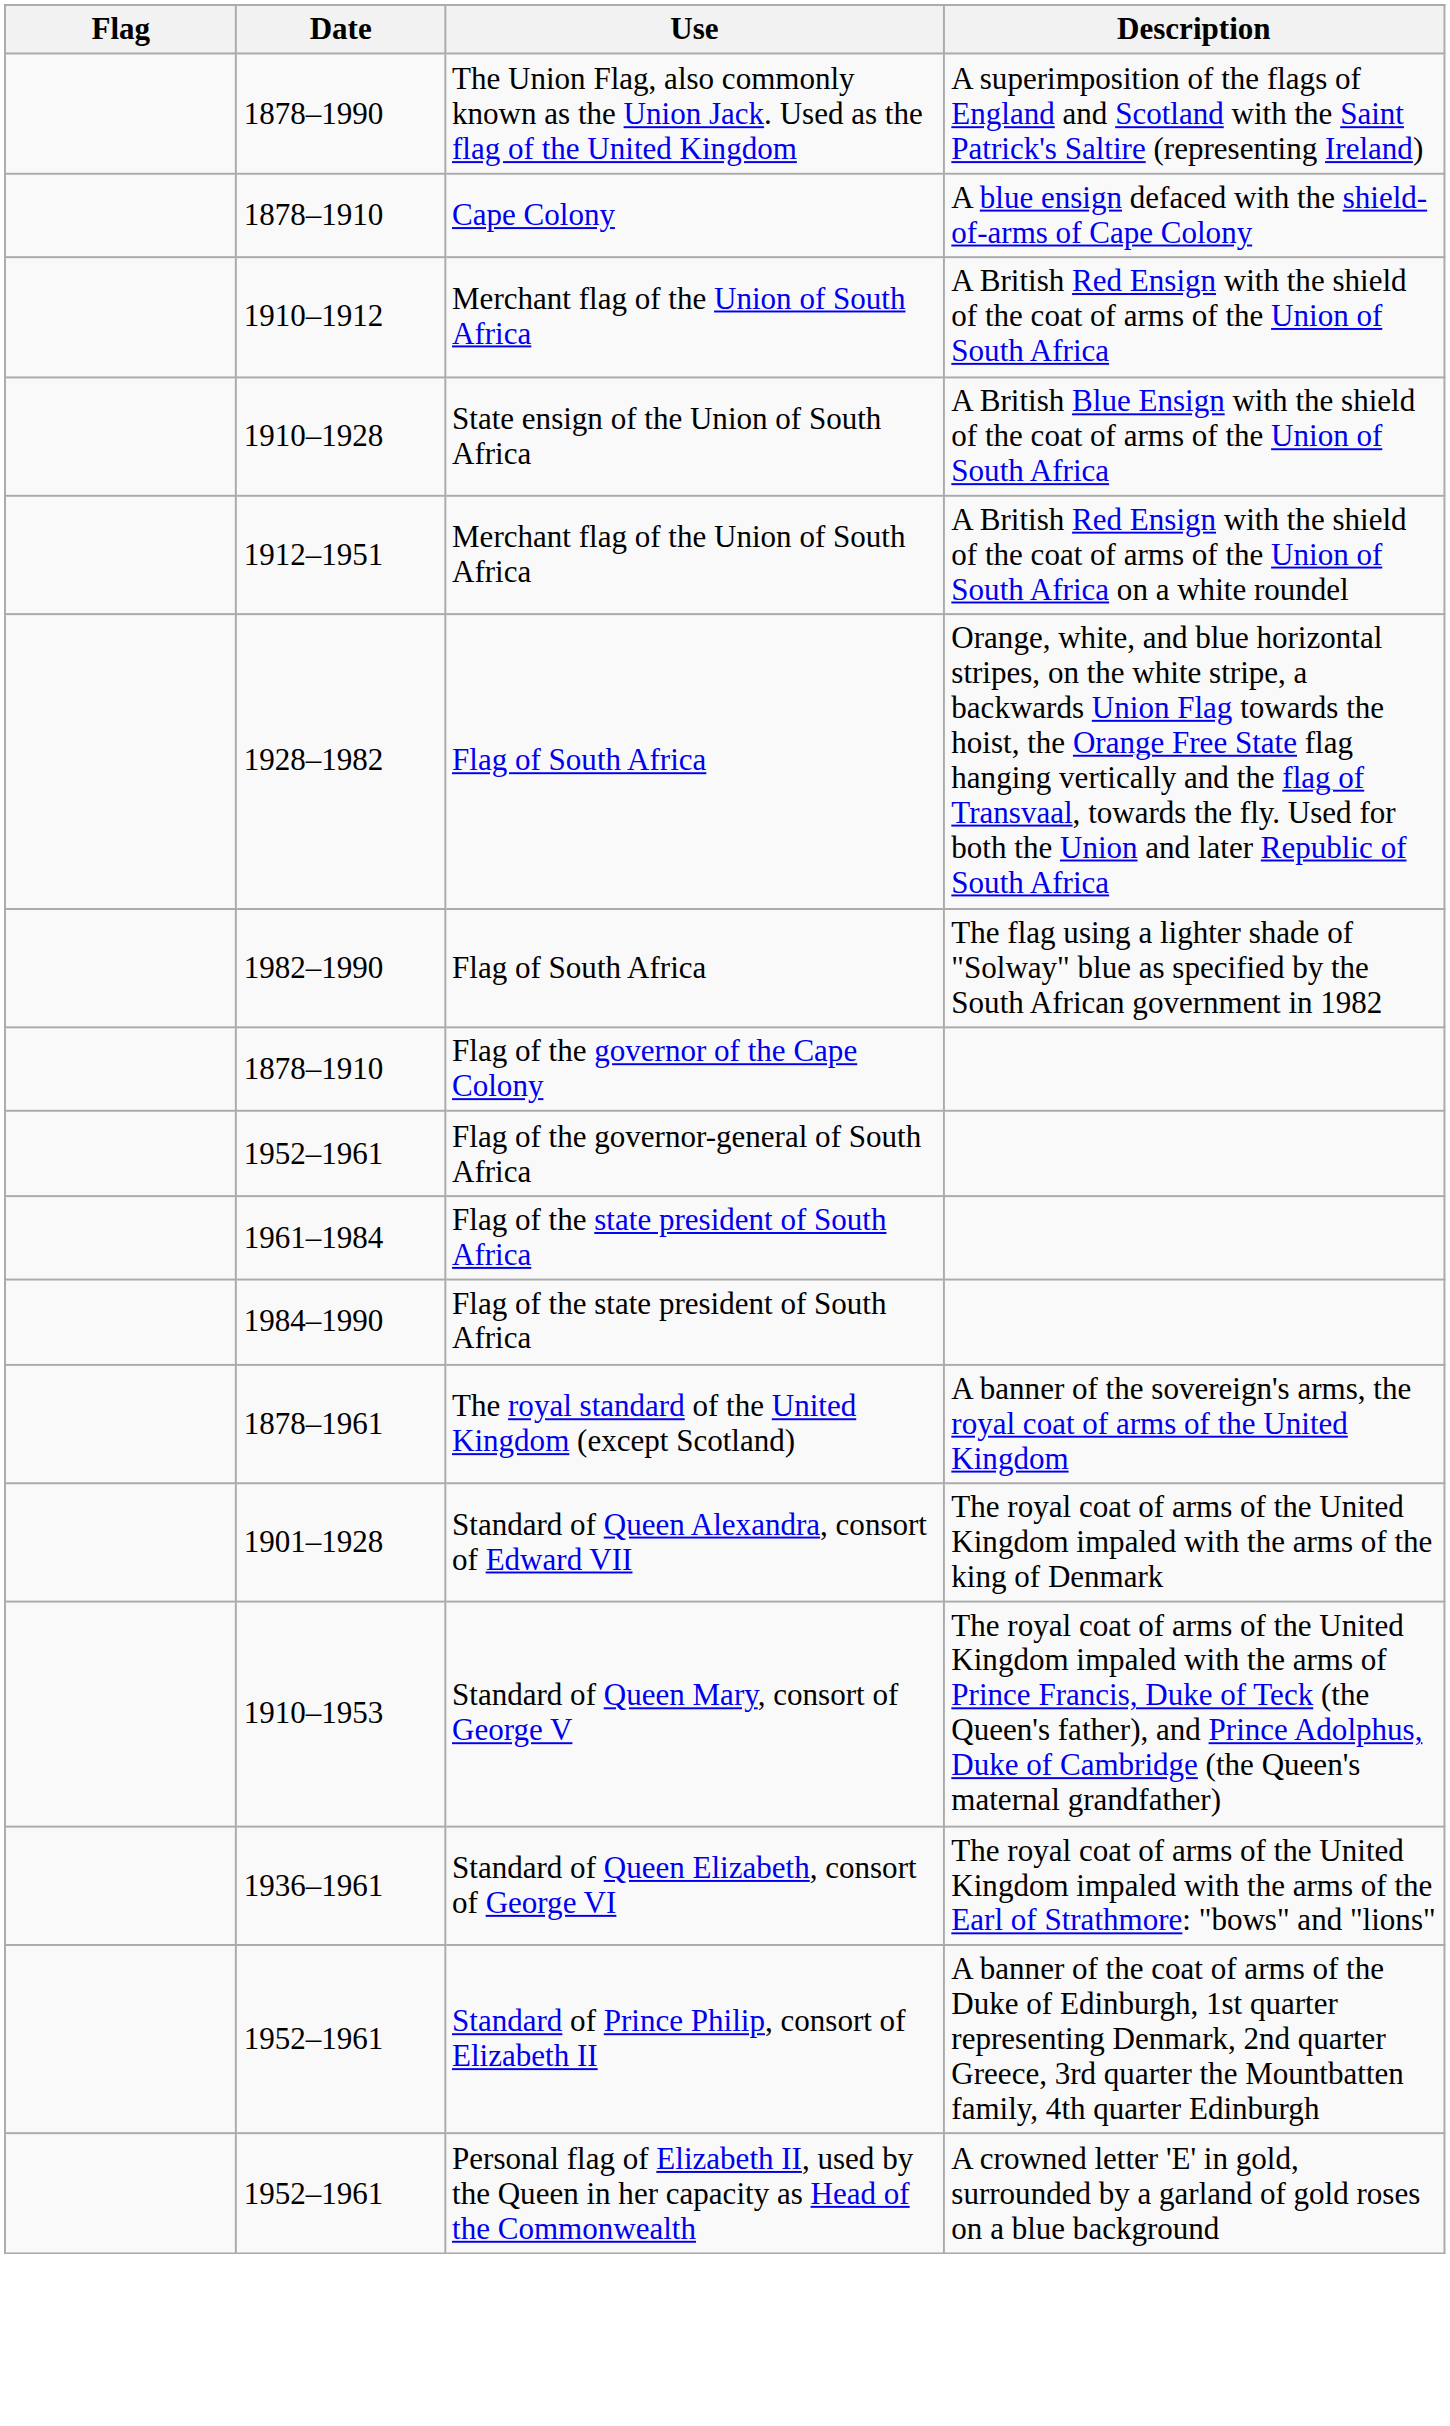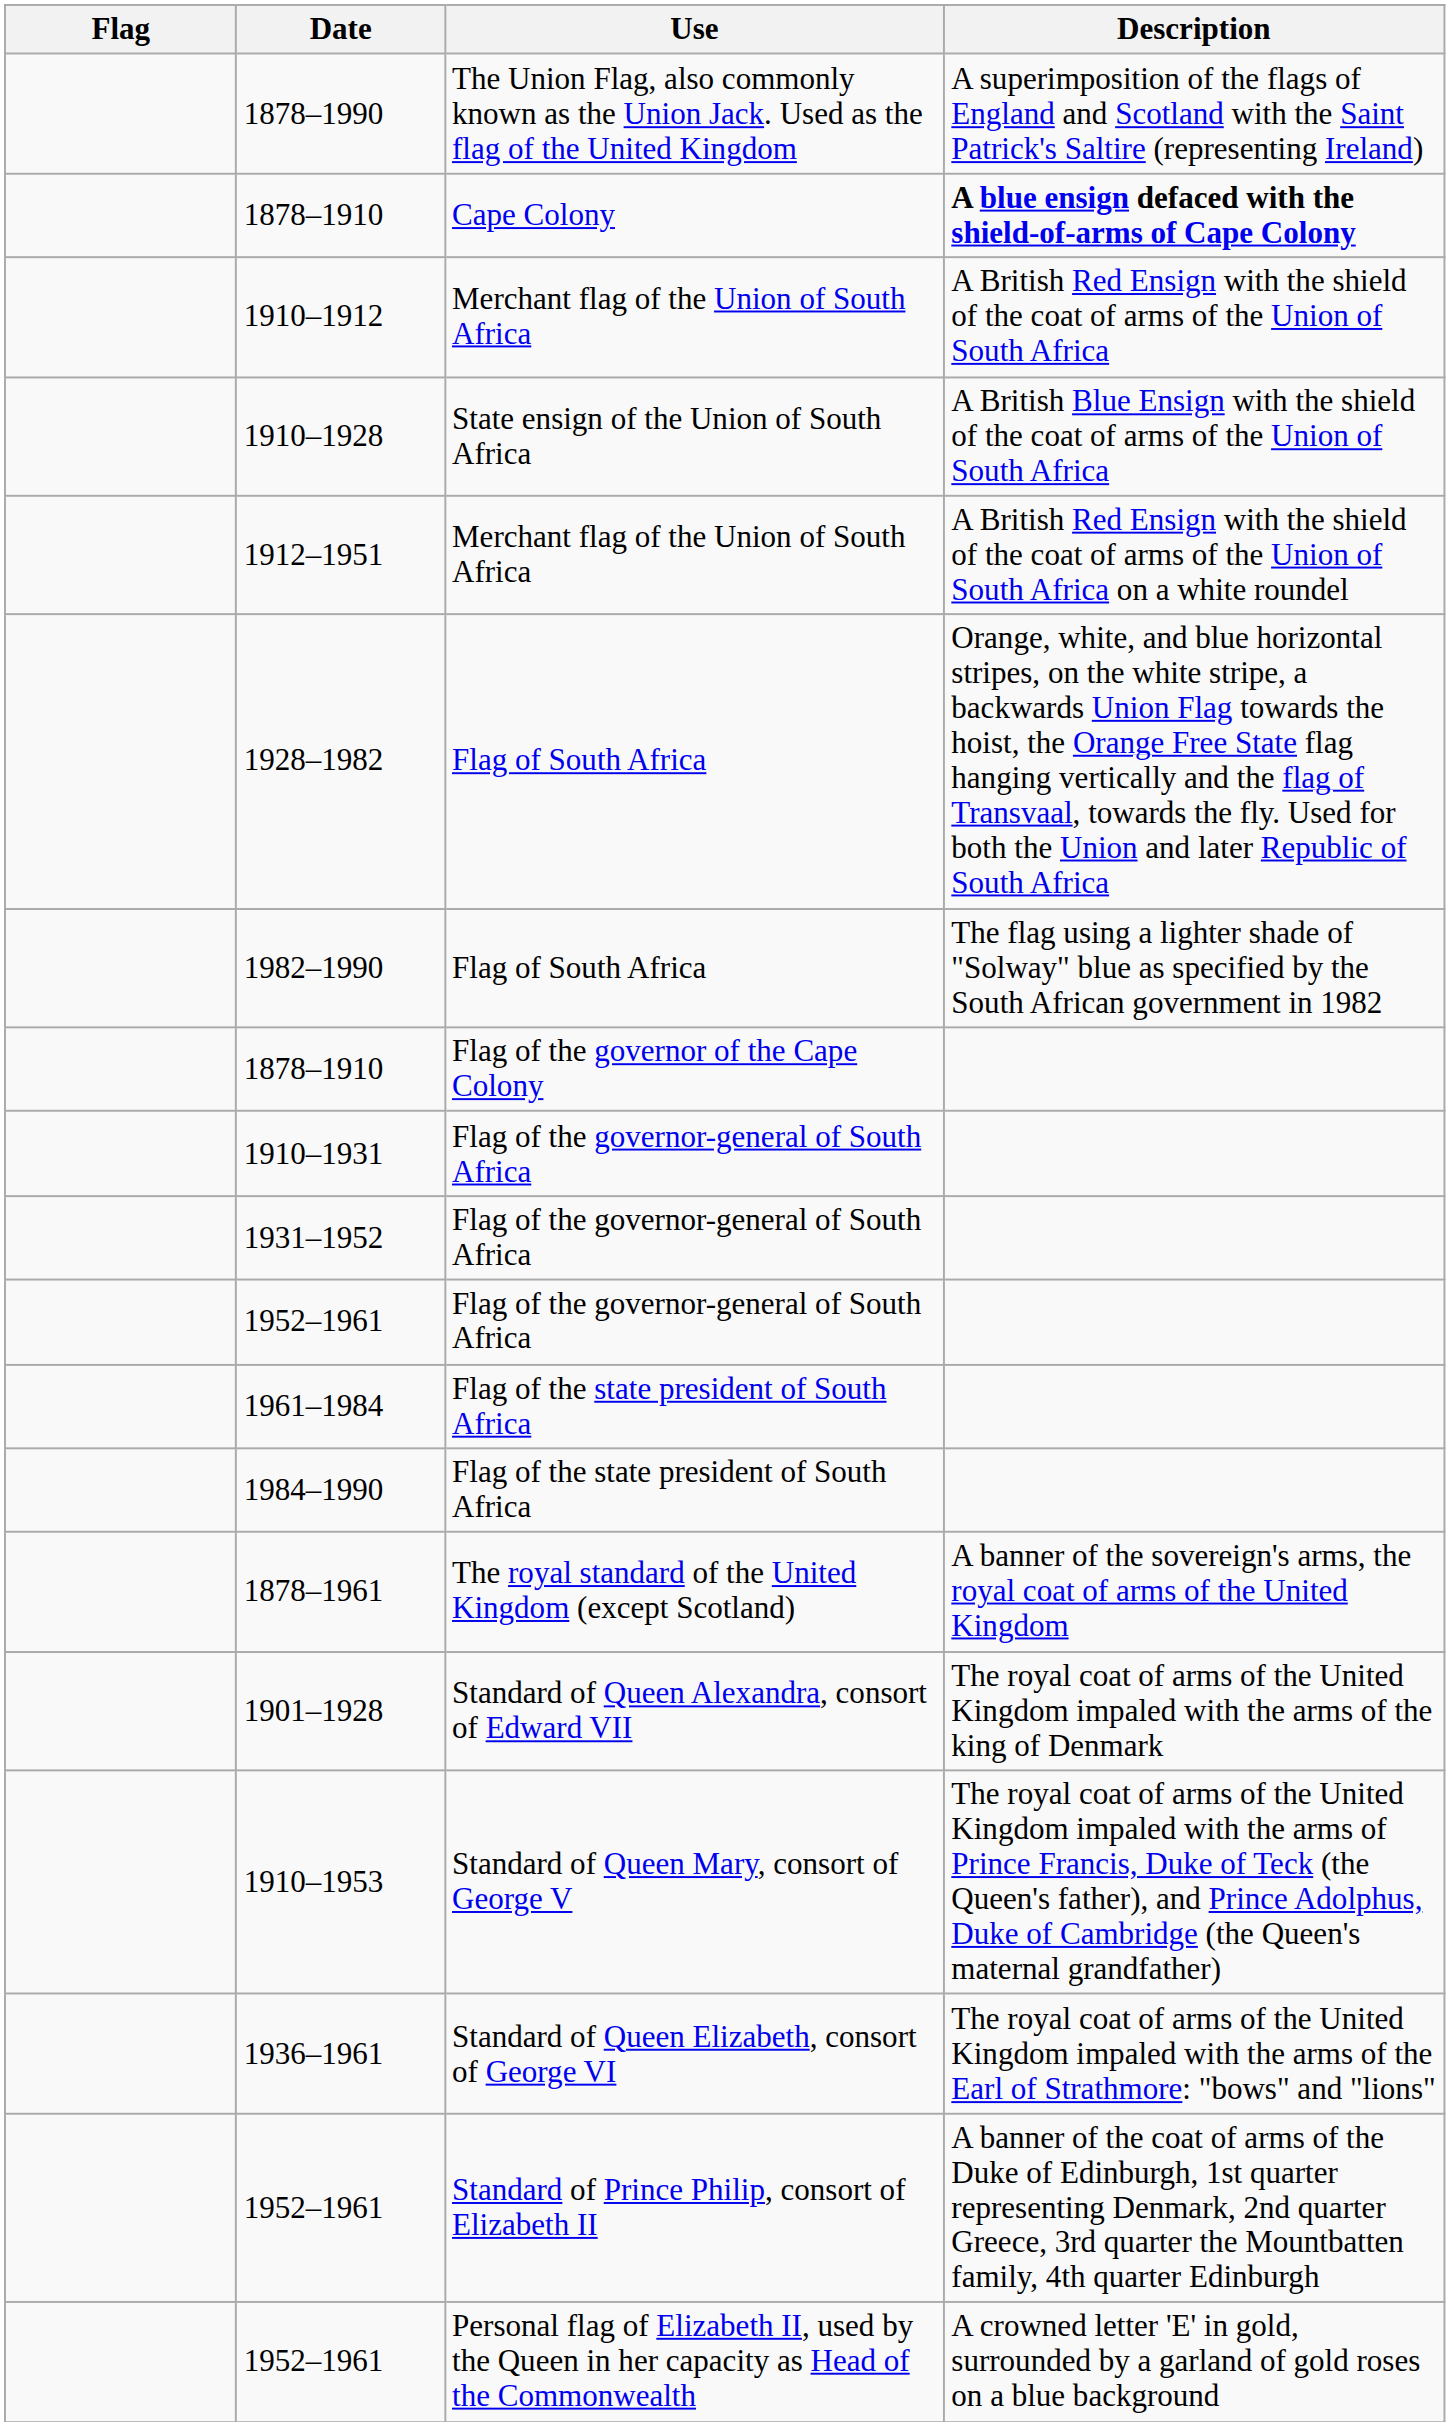(1189, 214) normal -> (1154, 214) bold
+ row: (314, 1153)
+ row: (314, 1237)
